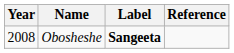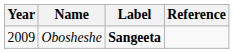(21, 37) 2008 -> (21, 37) 2009
